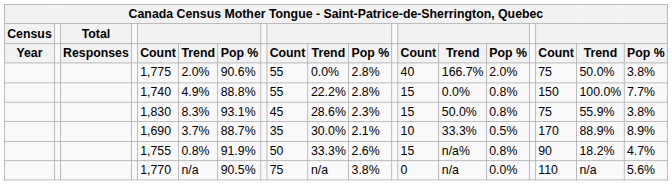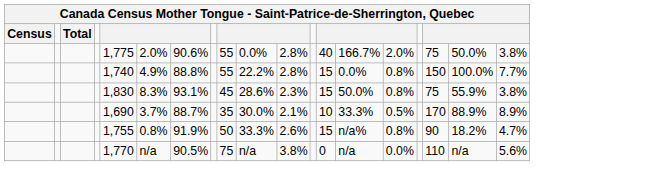- row: (29, 53)
